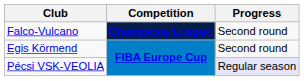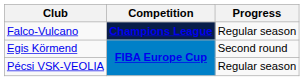(253, 31) Second round -> (257, 31) Regular season
(257, 66) lavender background -> (257, 66) no background
